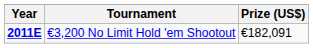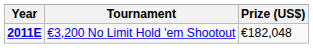(266, 33) €182,091 -> (266, 33) €182,048
